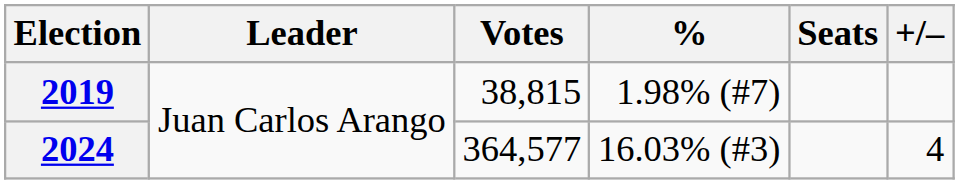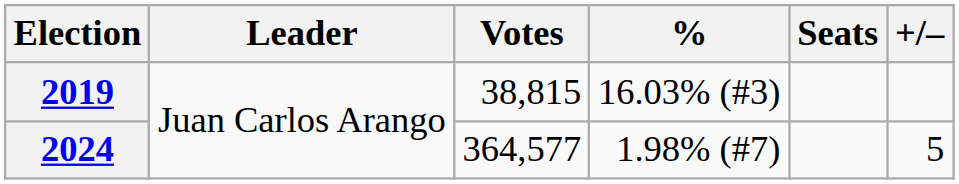(698, 91) 1.98% (#7) -> (689, 91) 16.03% (#3)
(689, 149) 16.03% (#3) -> (698, 149) 1.98% (#7)
(935, 149) 4 -> (935, 149) 5
